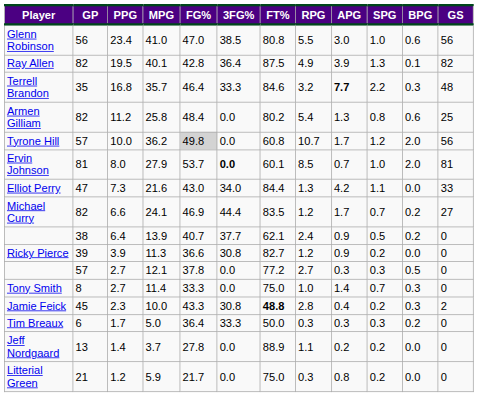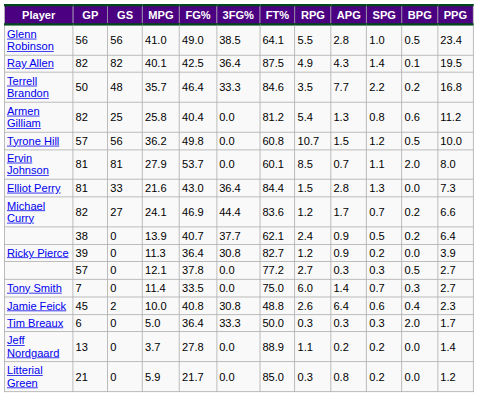columns swapped: (456, 15) <-> (125, 15)
(193, 40) 47.0 -> (193, 40) 49.0
(274, 40) 80.8 -> (273, 40) 64.1
(342, 40) 3.0 -> (341, 40) 2.8
(413, 40) 0.6 -> (412, 40) 0.5
(193, 64) 42.8 -> (193, 64) 42.5
(342, 64) 3.9 -> (341, 64) 4.3
(377, 64) 1.3 -> (377, 64) 1.4
(82, 88) 35 -> (82, 88) 50
(306, 88) 3.2 -> (305, 88) 3.5
(342, 88) bold -> (341, 88) normal
(413, 88) 0.3 -> (412, 88) 0.2
(193, 117) 48.4 -> (193, 117) 40.4
(274, 117) 80.2 -> (273, 117) 81.2
(193, 141) lightgrey background -> (193, 141) no background
(342, 141) 1.7 -> (341, 141) 1.5
(413, 141) 2.0 -> (412, 141) 0.5
(227, 165) bold -> (227, 165) normal
(377, 165) 1.0 -> (377, 165) 1.1
(82, 189) 47 -> (82, 189) 81
(230, 189) 34.0 -> (230, 189) 36.4
(306, 189) 1.3 -> (305, 189) 1.5
(342, 189) 4.2 -> (341, 189) 2.8
(377, 189) 1.1 -> (377, 189) 1.3
(274, 212) 83.5 -> (273, 212) 83.6
(193, 253) 36.6 -> (193, 253) 36.4
(79, 288) 8 -> (79, 288) 7
(193, 288) 33.3 -> (193, 288) 33.5
(306, 288) 1.0 -> (305, 288) 6.0
(193, 306) 43.3 -> (193, 306) 40.8
(274, 306) bold -> (273, 306) normal
(306, 306) 2.8 -> (305, 306) 2.6
(342, 306) 0.4 -> (341, 306) 6.4
(377, 306) 0.2 -> (377, 306) 0.6
(413, 306) 0.3 -> (412, 306) 0.4
(413, 323) 0.2 -> (412, 323) 2.0
(274, 377) 75.0 -> (273, 377) 85.0
